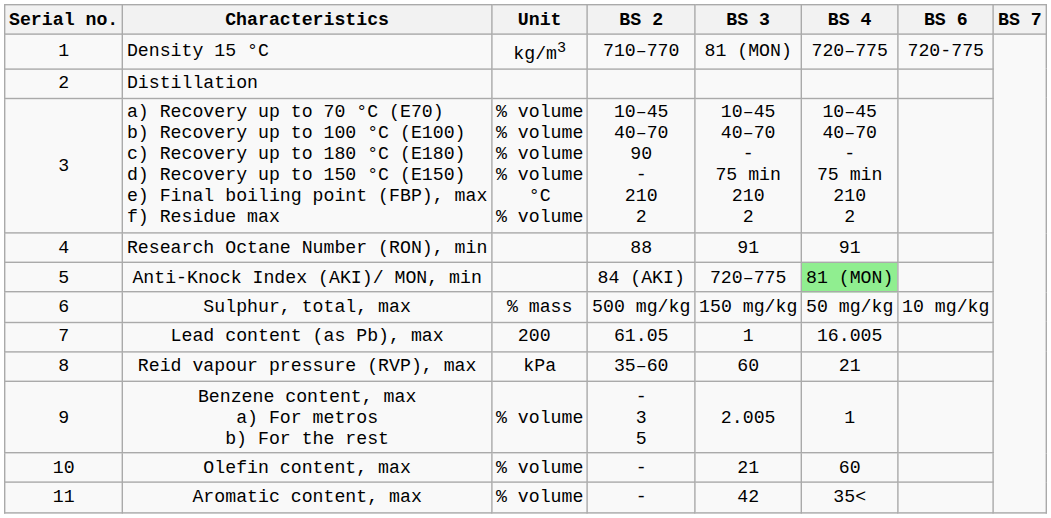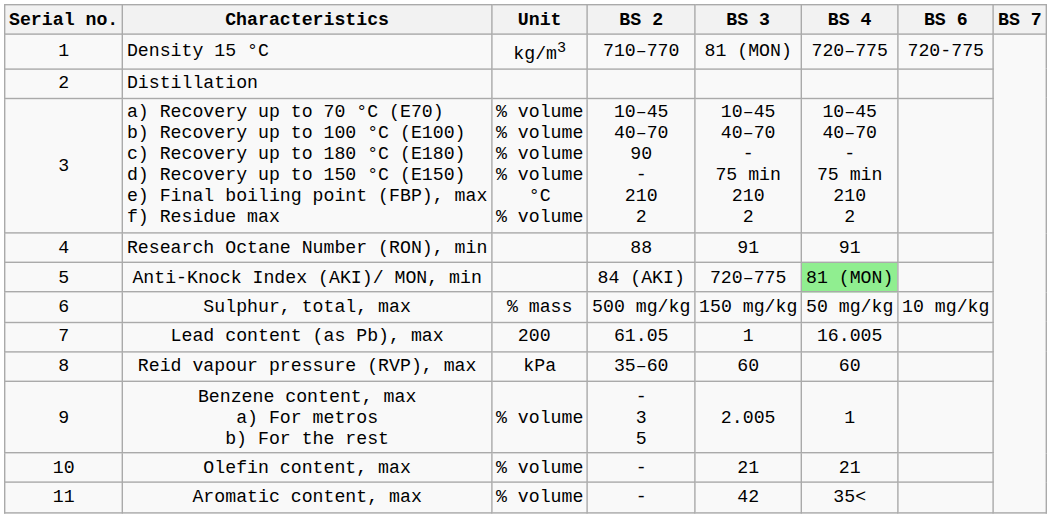(850, 366) 21 -> (850, 366) 60
(850, 468) 60 -> (850, 468) 21
